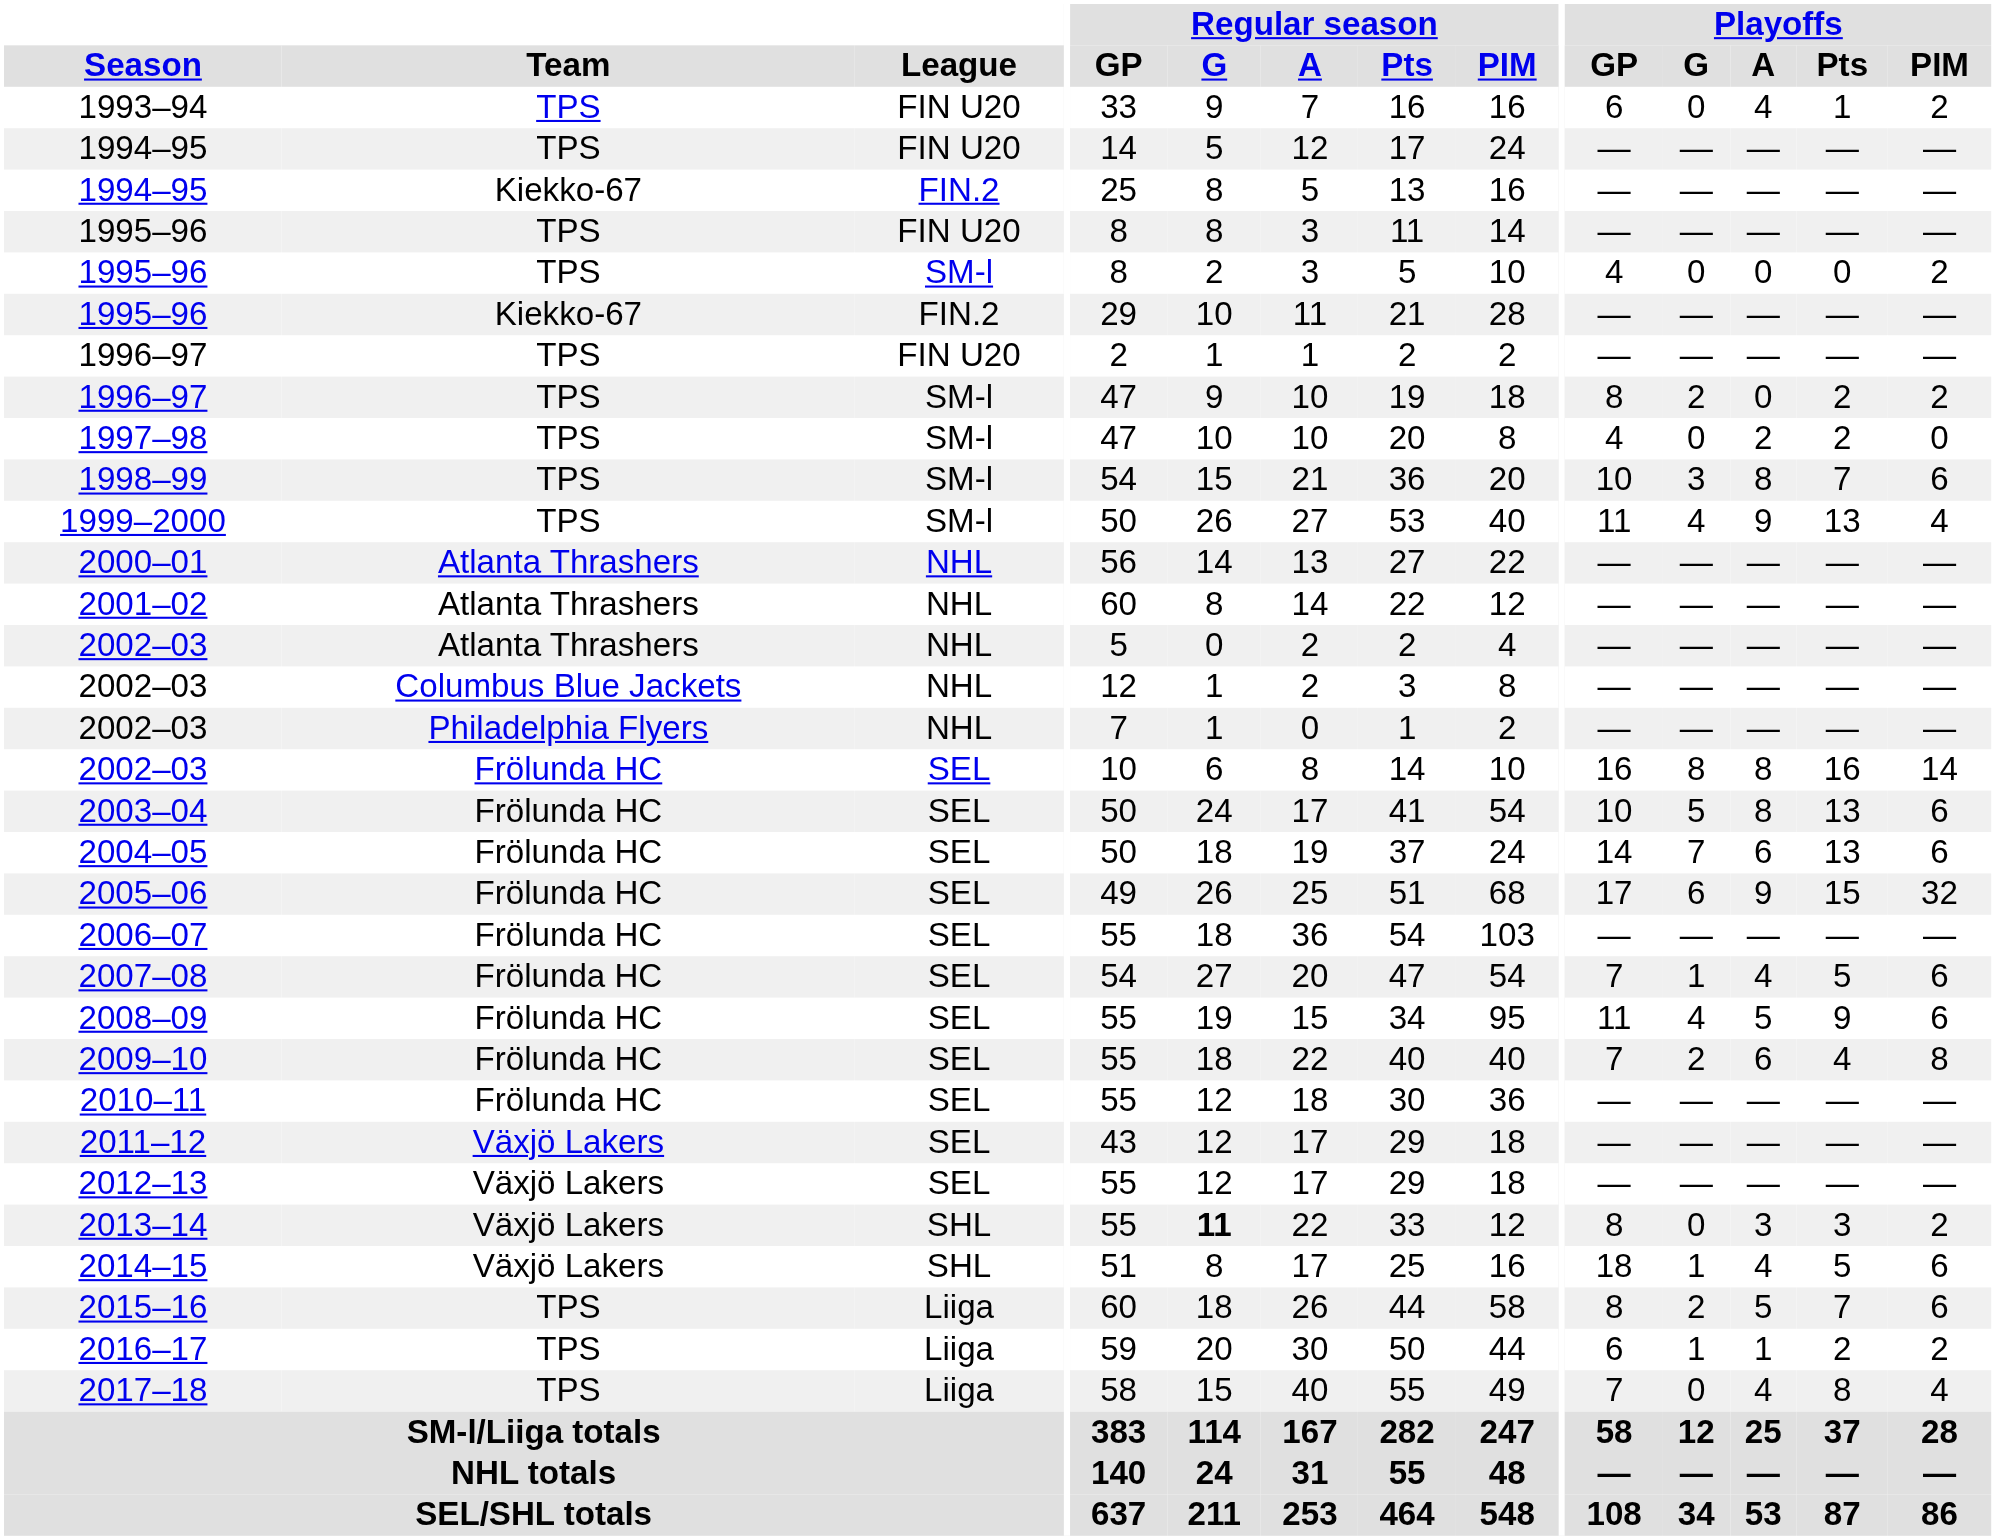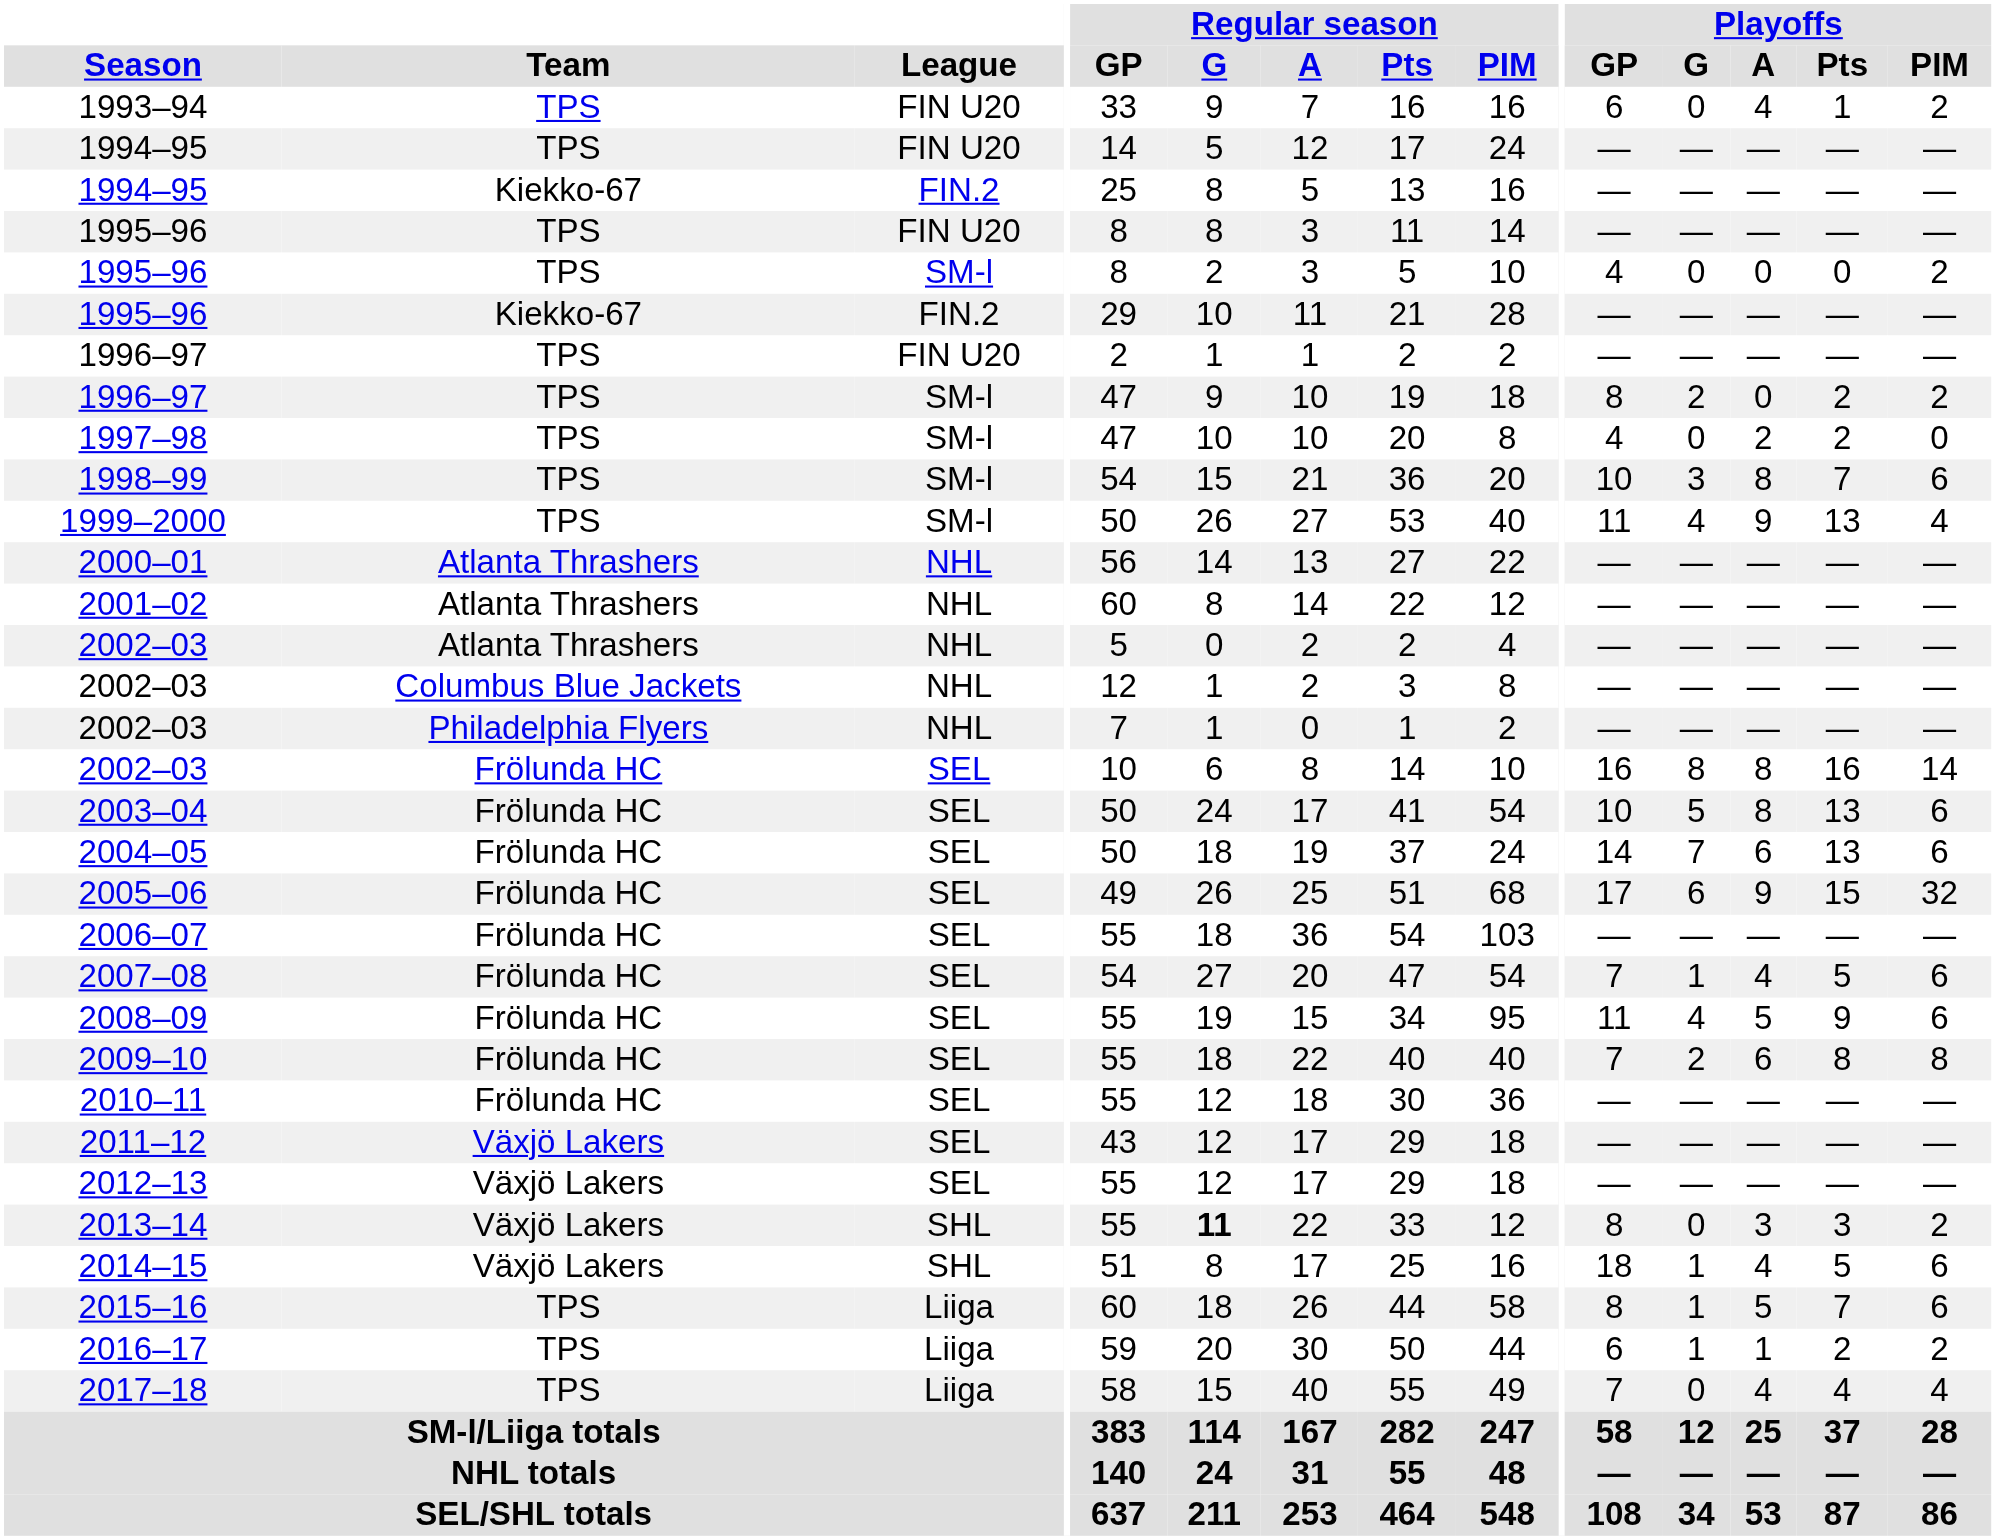(1842, 1059) 4 -> (1842, 1059) 8
(1696, 1307) 2 -> (1696, 1307) 1
(1842, 1390) 8 -> (1842, 1390) 4
